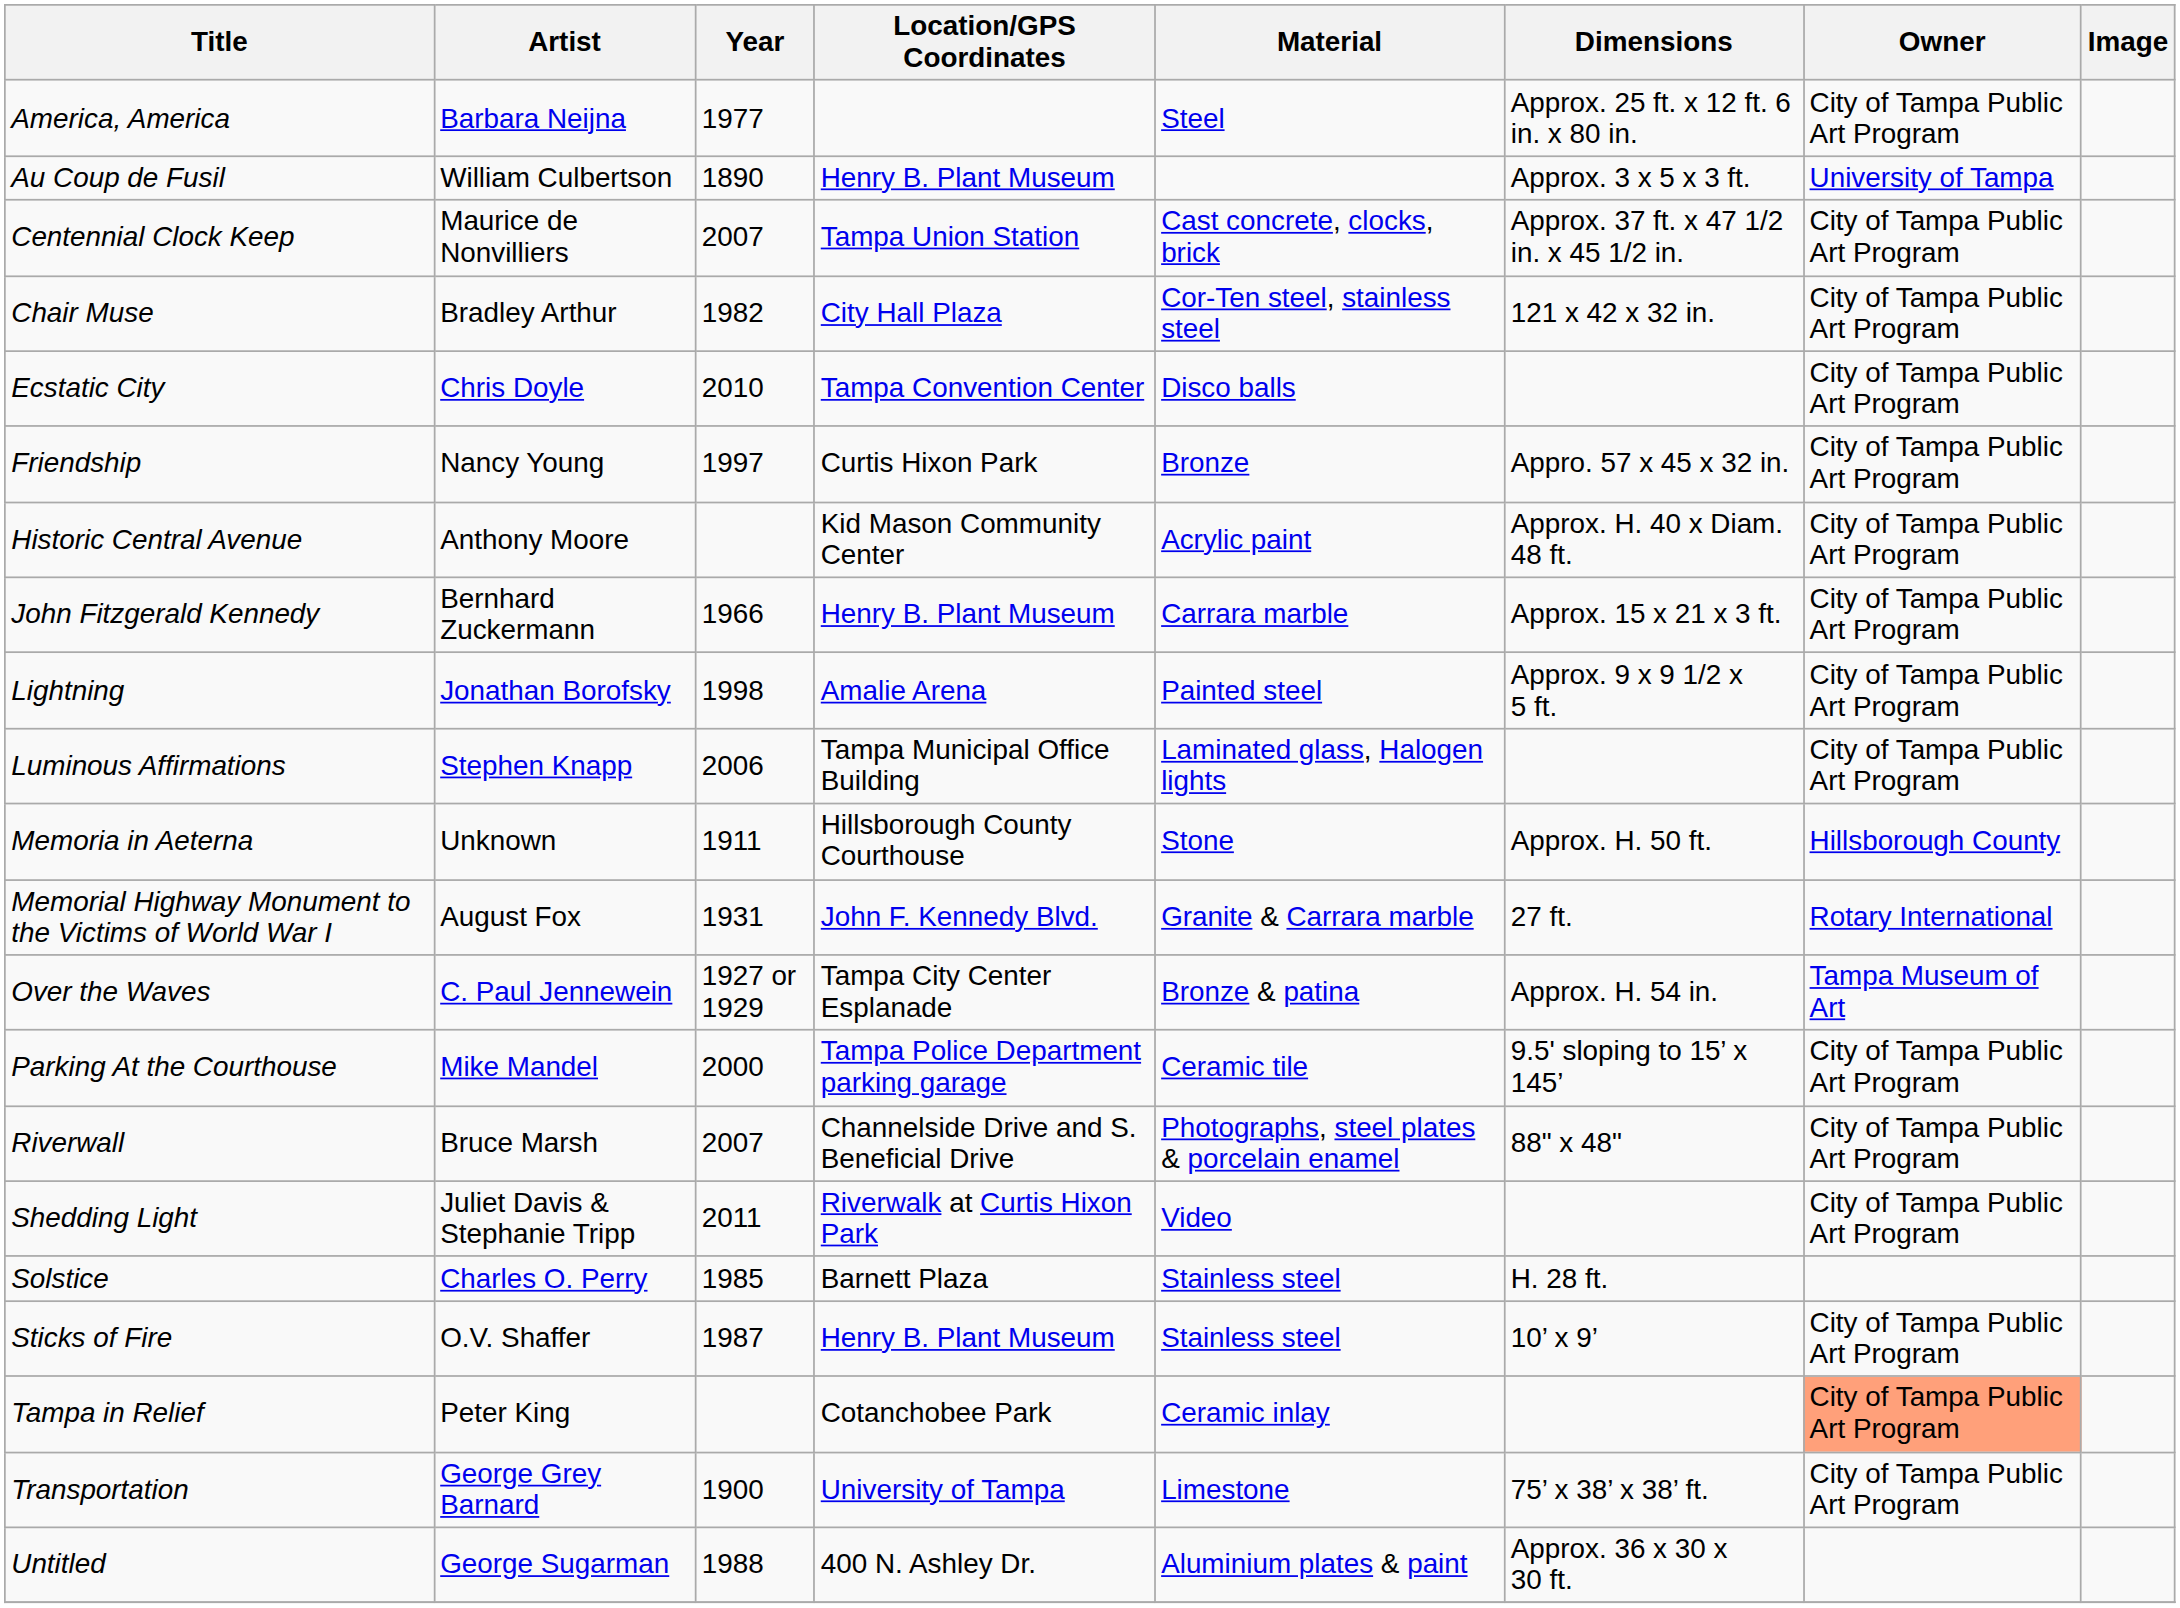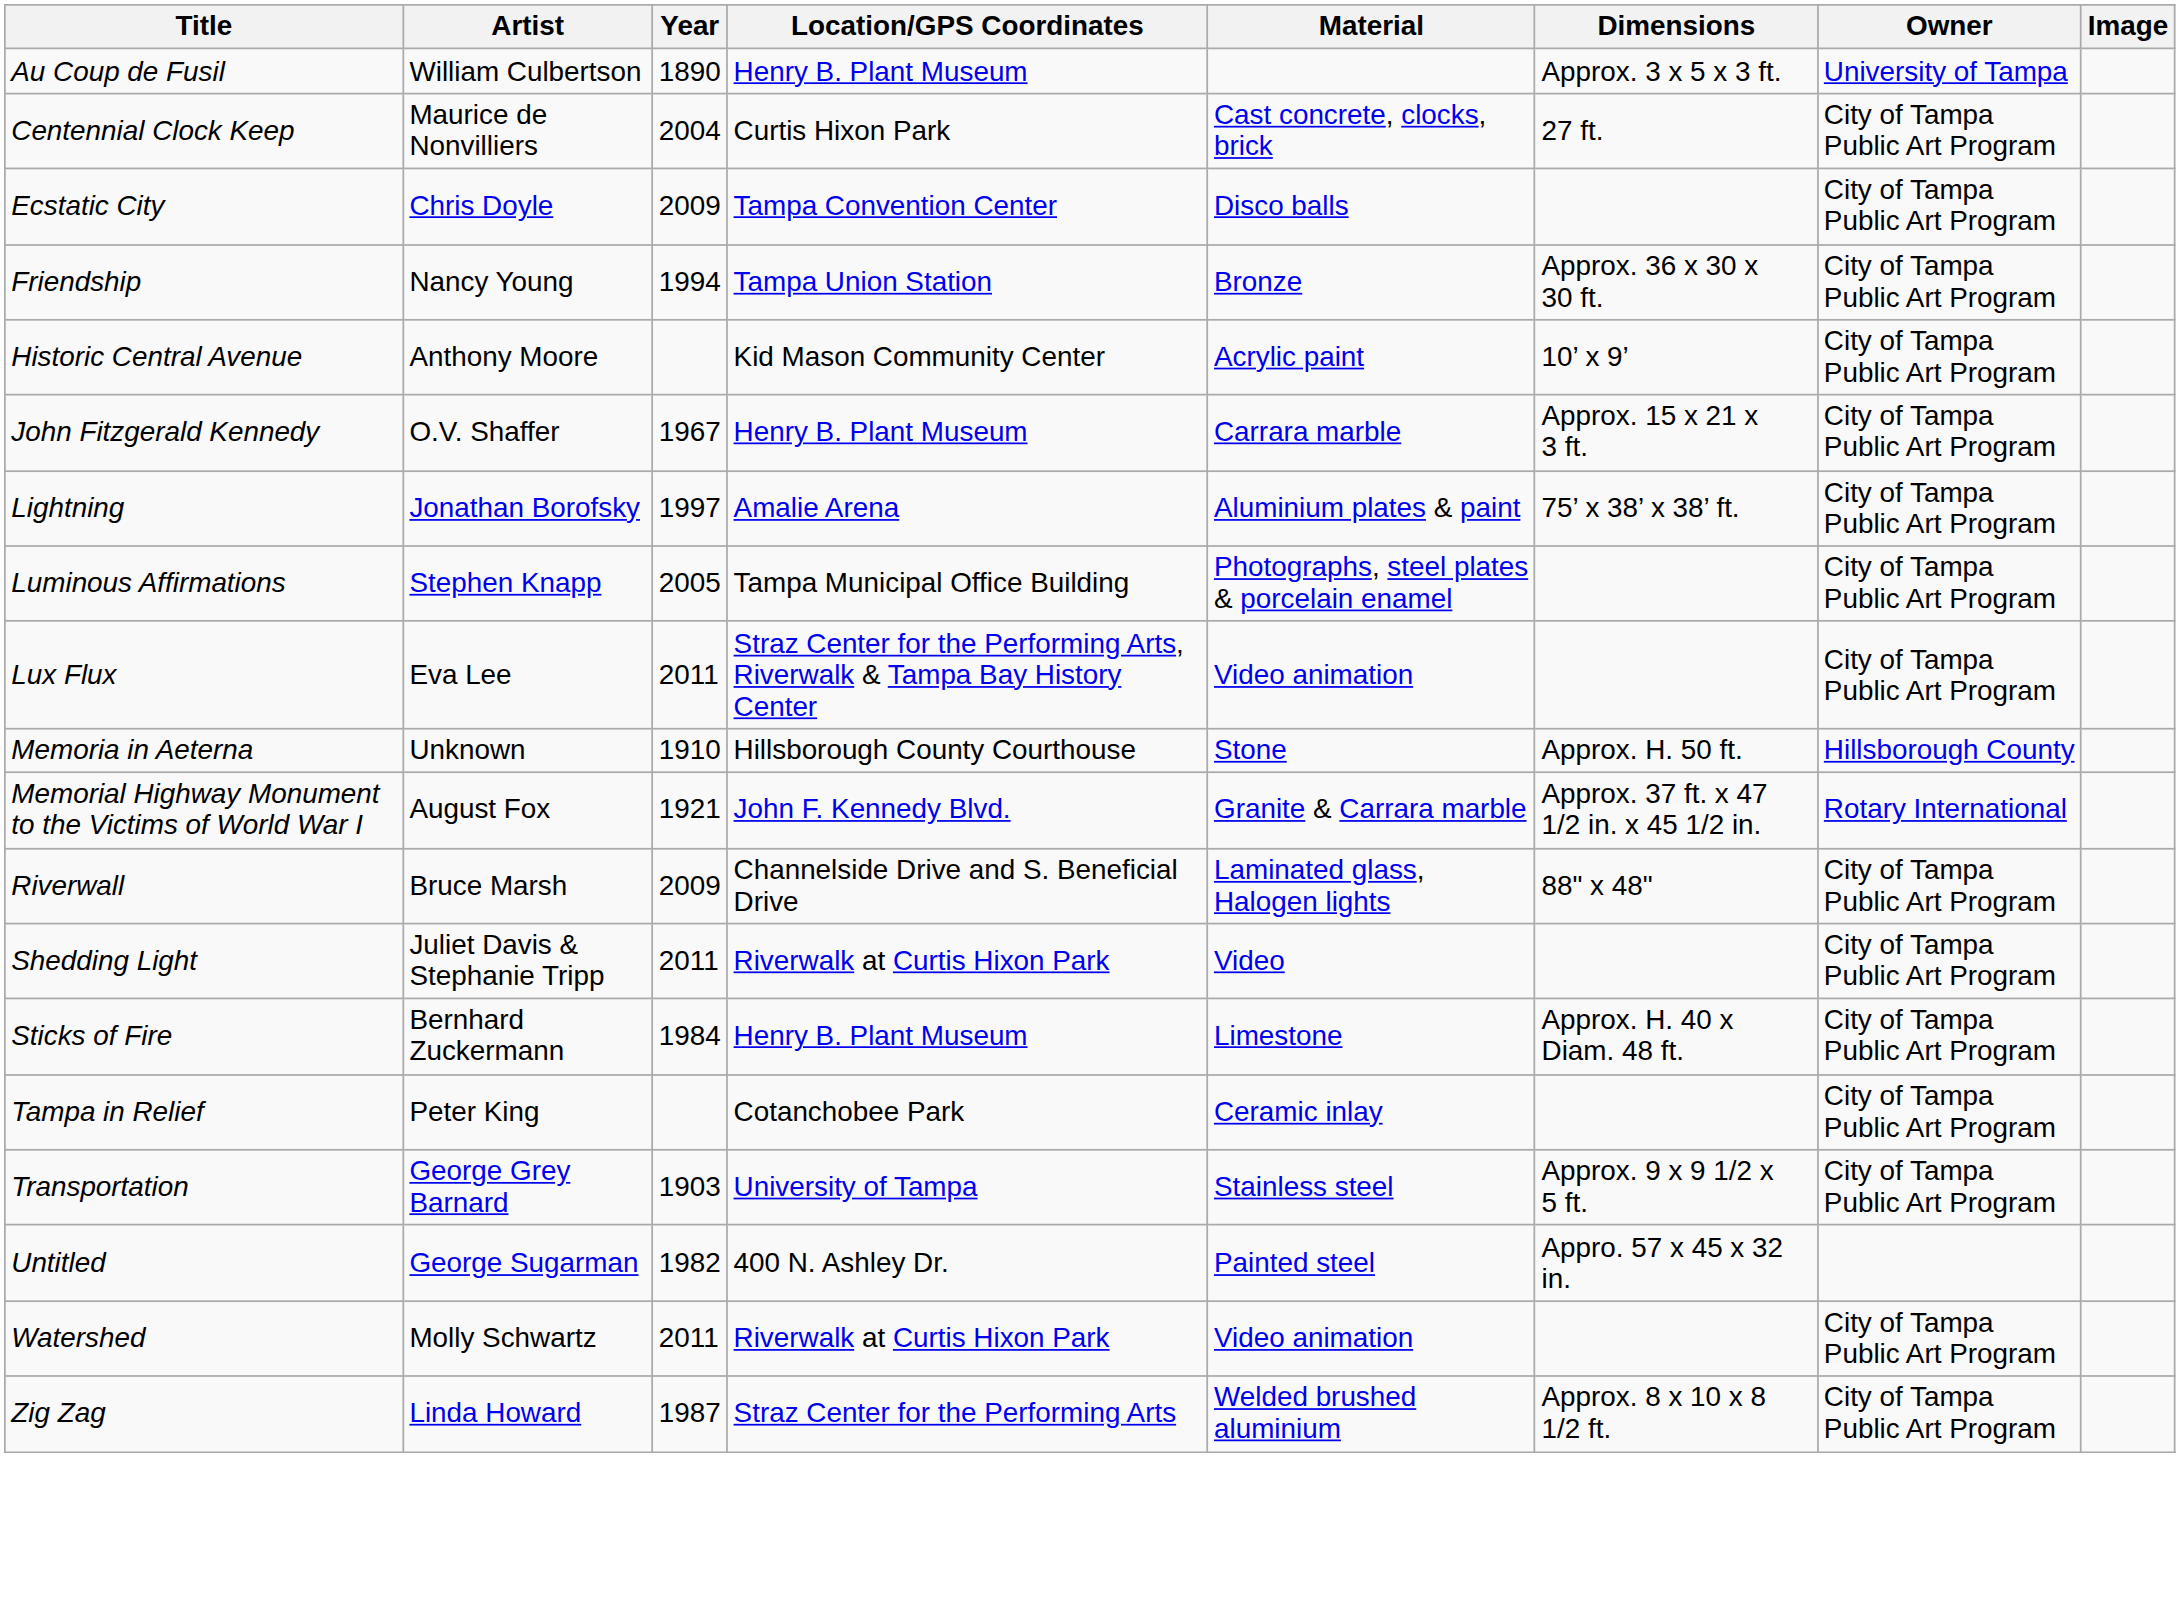- row: (121, 117)
(733, 237) 2007 -> (690, 130) 2004
(950, 237) Tampa Union Station -> (842, 130) Curtis Hixon Park
(1647, 237) Approx. 37 ft. x 47 1/2 in. x 45 1/2 in. -> (1572, 130) 27 ft.
- row: (82, 312)
(733, 388) 2010 -> (690, 206) 2009
(733, 463) 1997 -> (690, 281) 1994
(929, 463) Curtis Hixon Park -> (863, 281) Tampa Union Station
(1650, 463) Appro. 57 x 45 x 32 in. -> (1650, 281) Approx. 36 x 30 x 30 ft.
(1647, 539) Approx. H. 40 x Diam. 48 ft. -> (1585, 356) 10’ x 9’
(518, 614) Bernhard Zuckermann -> (484, 432) O.V. Shaffer
(733, 614) 1966 -> (690, 432) 1967
(733, 690) 1998 -> (690, 507) 1997
(1242, 690) Painted steel -> (1367, 507) Aluminium plates & paint
(1627, 690) Approx. 9 x 9 1/2 x 5 ft. -> (1641, 507) 75’ x 38’ x 38’ ft.
(733, 765) 2006 -> (690, 583) 2005
(1322, 765) Laminated glass, Halogen lights -> (1371, 583) Photographs, steel plates & porcelain enamel
+ row: (64, 674)
(732, 841) 1911 -> (690, 749) 1910
(733, 916) 1931 -> (690, 809) 1921
(1542, 916) 27 ft. -> (1655, 809) Approx. 37 ft. x 47 1/2 in. x 45 1/2 in.
- row: (111, 992)
- row: (174, 1067)
(733, 1143) 2007 -> (690, 885) 2009
(1318, 1143) Photographs, steel plates & porcelain enamel -> (1319, 885) Laminated glass, Halogen lights
- row: (60, 1278)
(515, 1338) O.V. Shaffer -> (487, 1036) Bernhard Zuckermann
(733, 1338) 1987 -> (690, 1036) 1984
(1251, 1338) Stainless steel -> (1278, 1036) Limestone
(1554, 1338) 10’ x 9’ -> (1637, 1036) Approx. H. 40 x Diam. 48 ft.
(1936, 1413) lightsalmon background -> (1940, 1111) no background
(733, 1489) 1900 -> (690, 1187) 1903
(1225, 1489) Limestone -> (1304, 1187) Stainless steel
(1610, 1489) 75’ x 38’ x 38’ ft. -> (1658, 1187) Approx. 9 x 9 1/2 x 5 ft.
(733, 1564) 1988 -> (690, 1262) 1982
(1314, 1564) Aluminium plates & paint -> (1294, 1262) Painted steel
(1619, 1564) Approx. 36 x 30 x 30 ft. -> (1662, 1262) Appro. 57 x 45 x 32 in.
+ row: (78, 1338)
+ row: (58, 1413)
